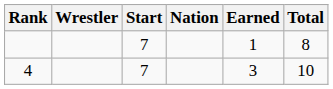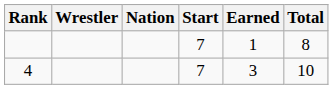columns swapped: (194, 17) <-> (144, 17)
